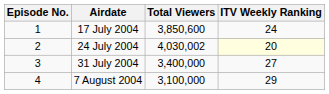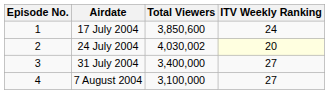(271, 81) 29 -> (271, 81) 27
